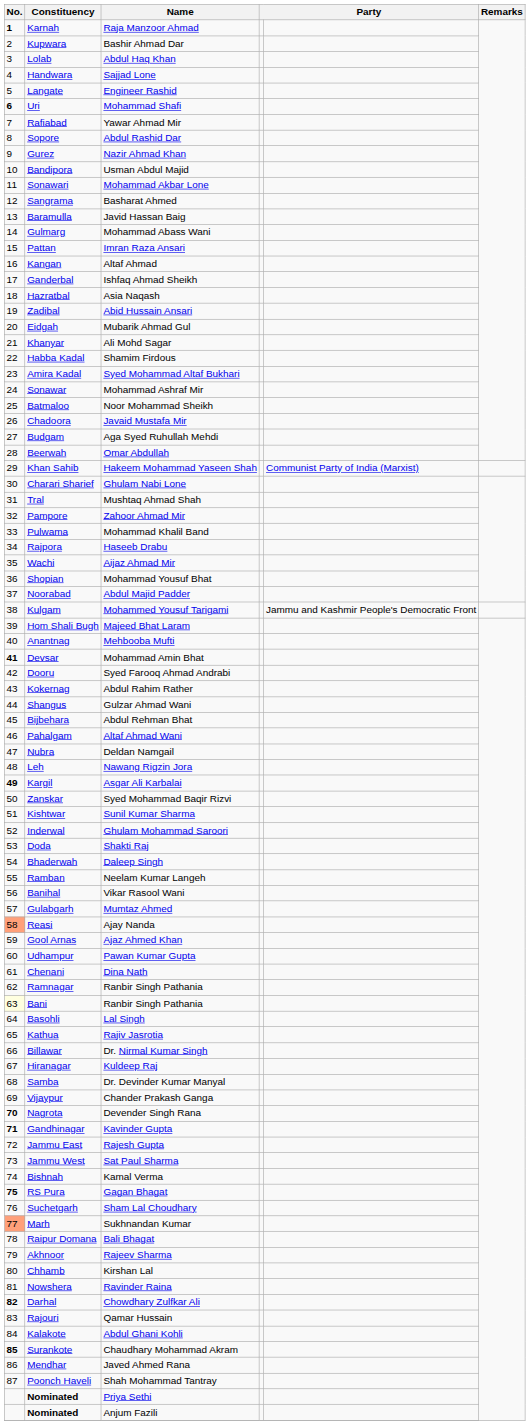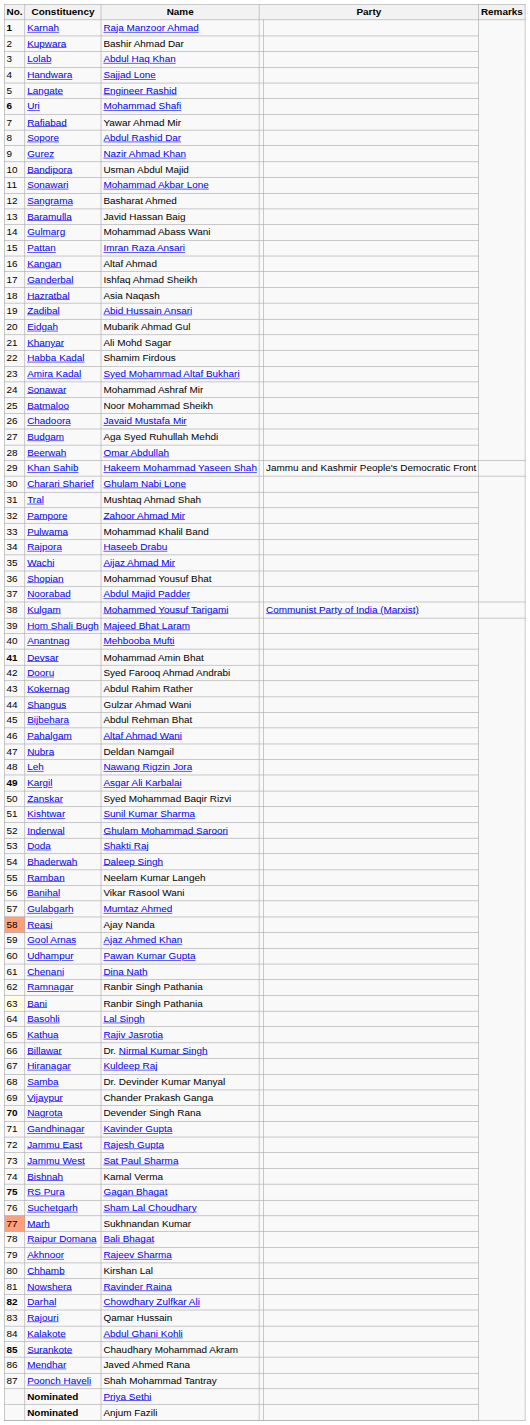(342, 468) Communist Party of India (Marxist) -> (371, 468) Jammu and Kashmir People's Democratic Front
(371, 610) Jammu and Kashmir People's Democratic Front -> (342, 610) Communist Party of India (Marxist)
(12, 1129) bold -> (12, 1129) normal
